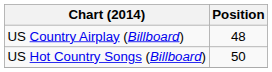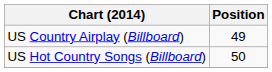(238, 36) 48 -> (238, 36) 49
